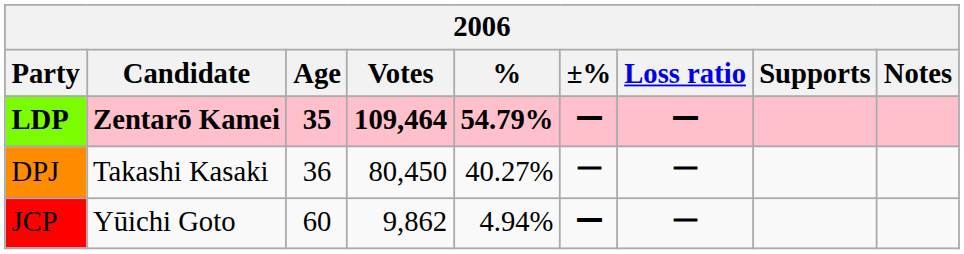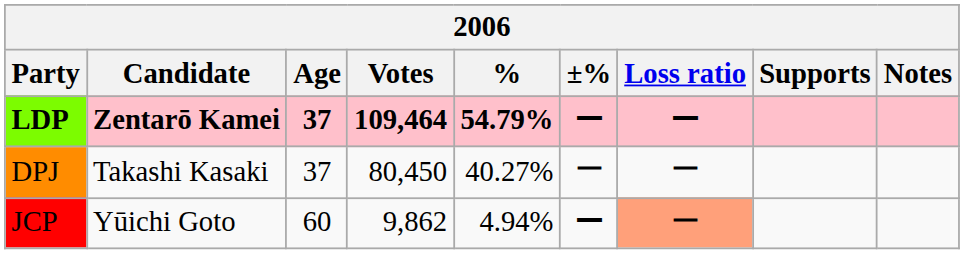(317, 120) 35 -> (317, 120) 37
(317, 171) 36 -> (317, 171) 37
(685, 221) no background -> (685, 221) lightsalmon background
